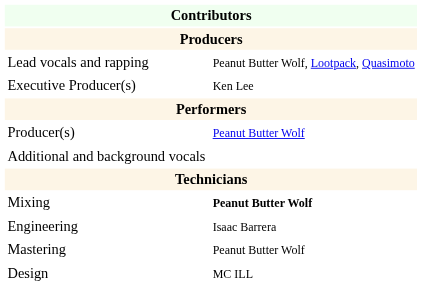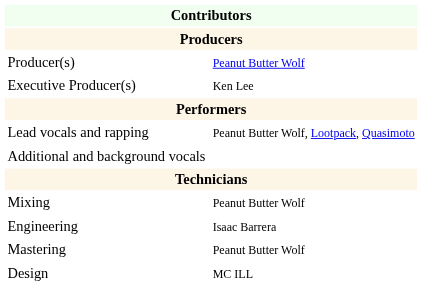rows swapped: (41, 132) <-> (78, 62)
(262, 202) bold -> (259, 203) normal
